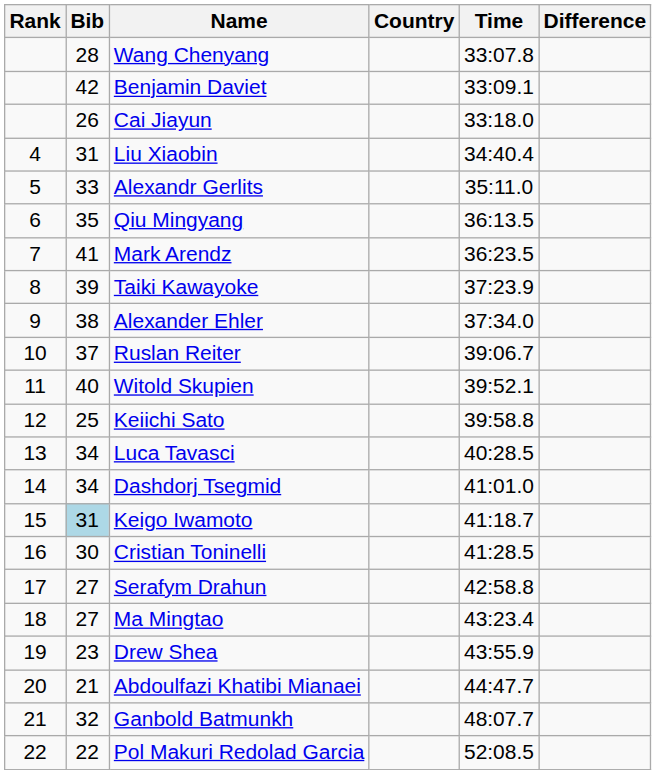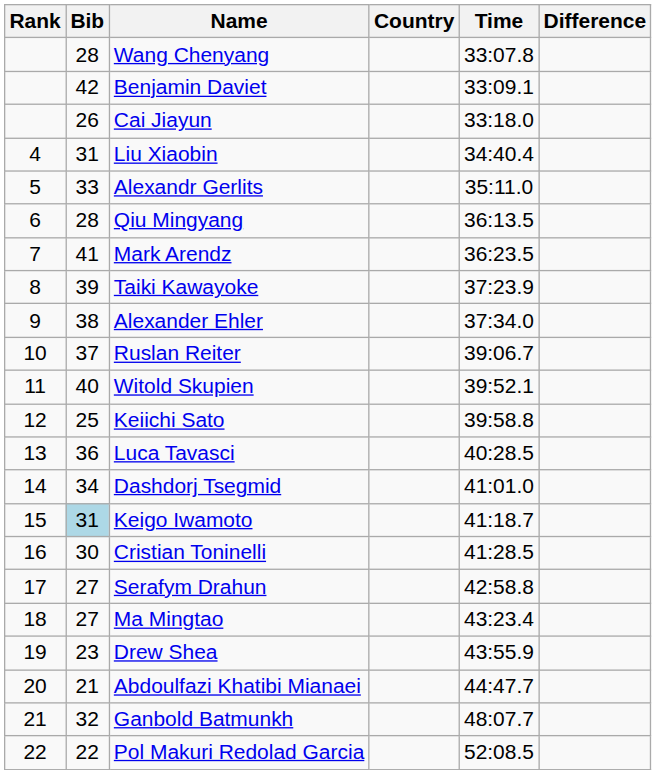(87, 220) 35 -> (87, 220) 28
(87, 453) 34 -> (87, 453) 36
